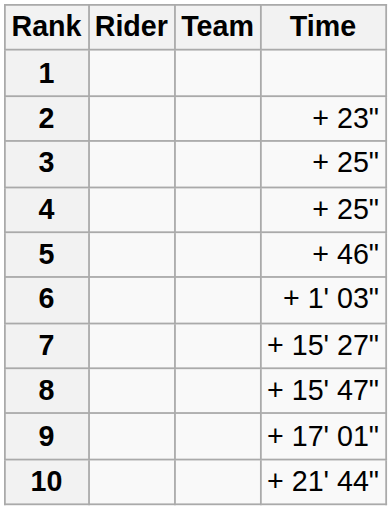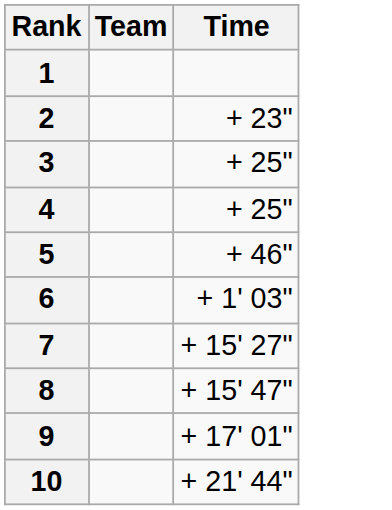- column: (131, 27)
